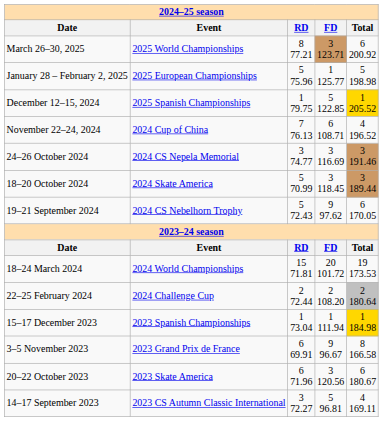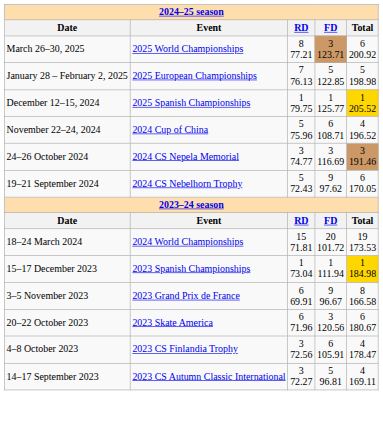(301, 76) 5 75.96 -> (301, 76) 7 76.13
(331, 76) 1 125.77 -> (331, 76) 5 122.85
(331, 103) 5 122.85 -> (331, 103) 1 125.77
(301, 130) 7 76.13 -> (301, 130) 5 75.96
- row: (47, 183)
- row: (49, 296)
+ row: (42, 349)
